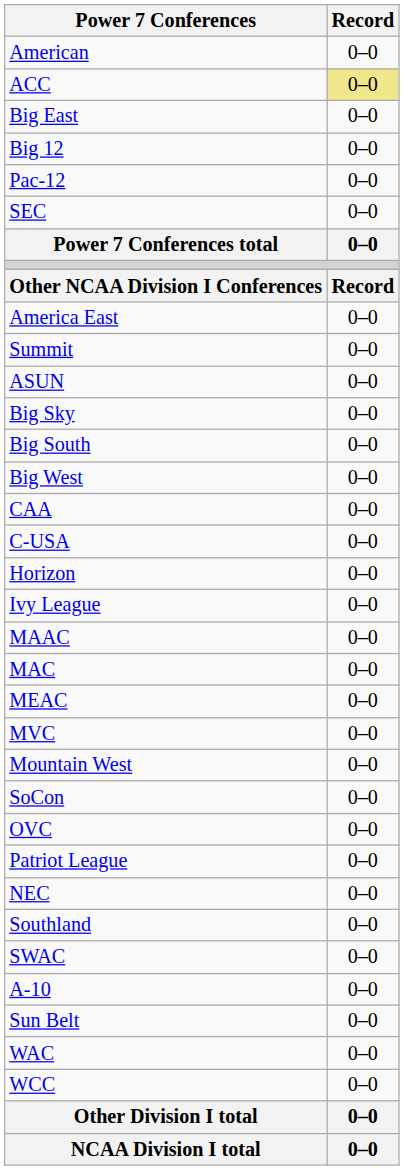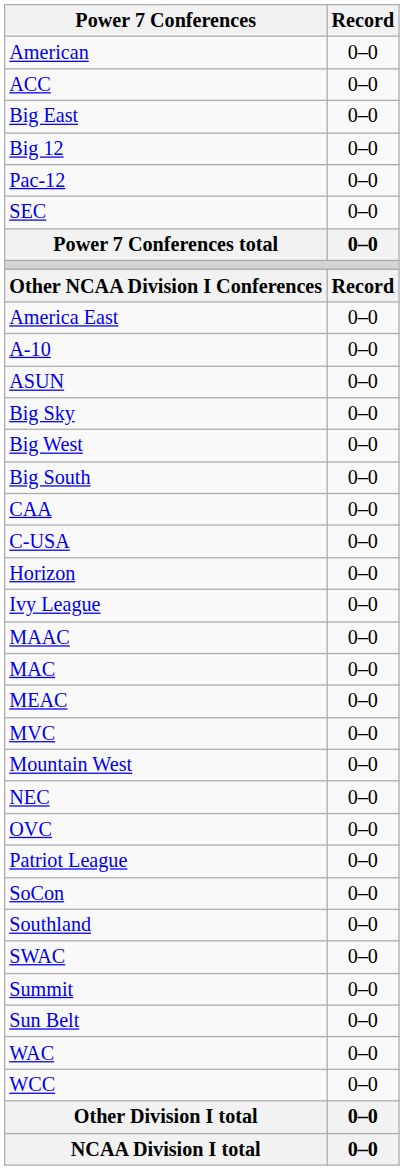(363, 84) khaki background -> (363, 84) no background
rows swapped: (30, 988) <-> (41, 349)
rows swapped: (50, 445) <-> (46, 477)
rows swapped: (29, 893) <-> (37, 797)
